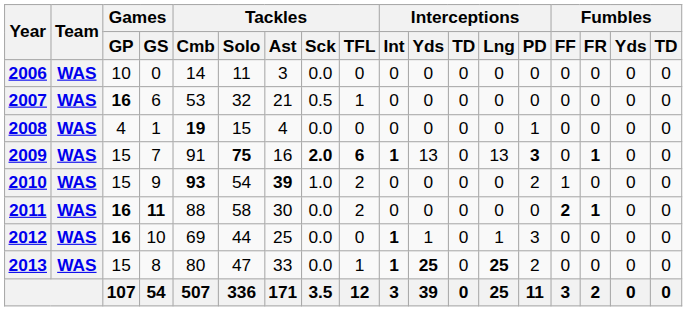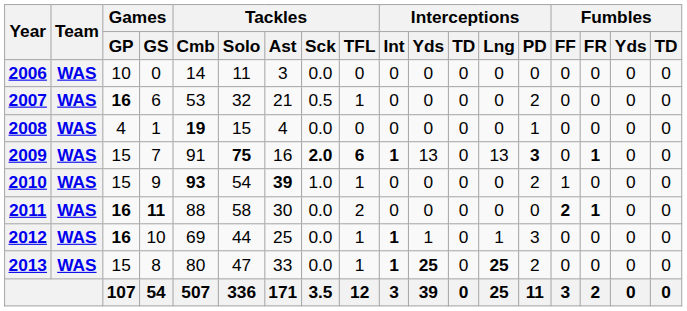(535, 100) 0 -> (535, 100) 2
(360, 182) 2 -> (360, 182) 1
(360, 237) 0 -> (360, 237) 1
